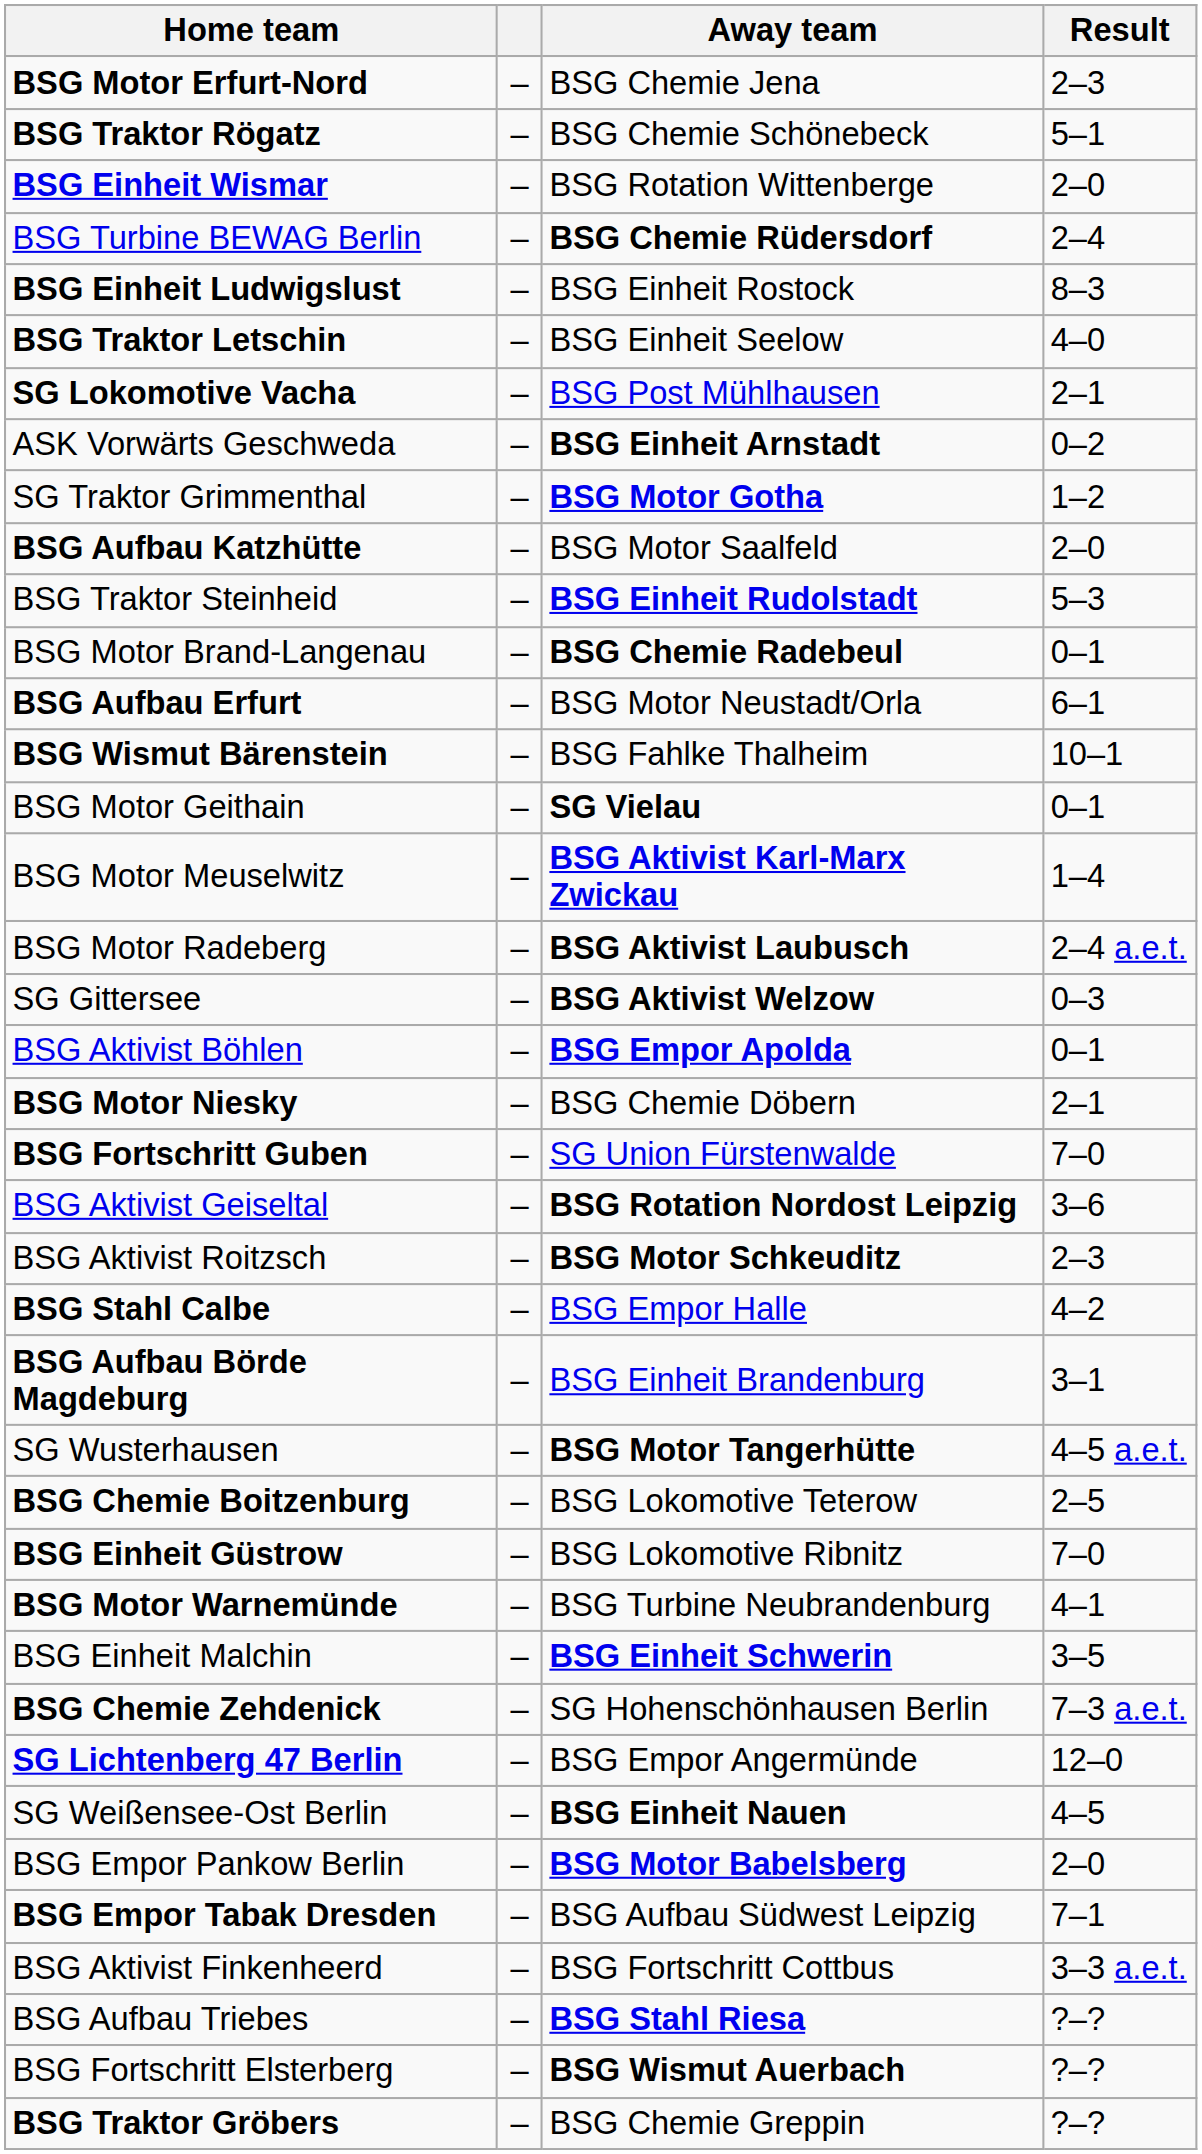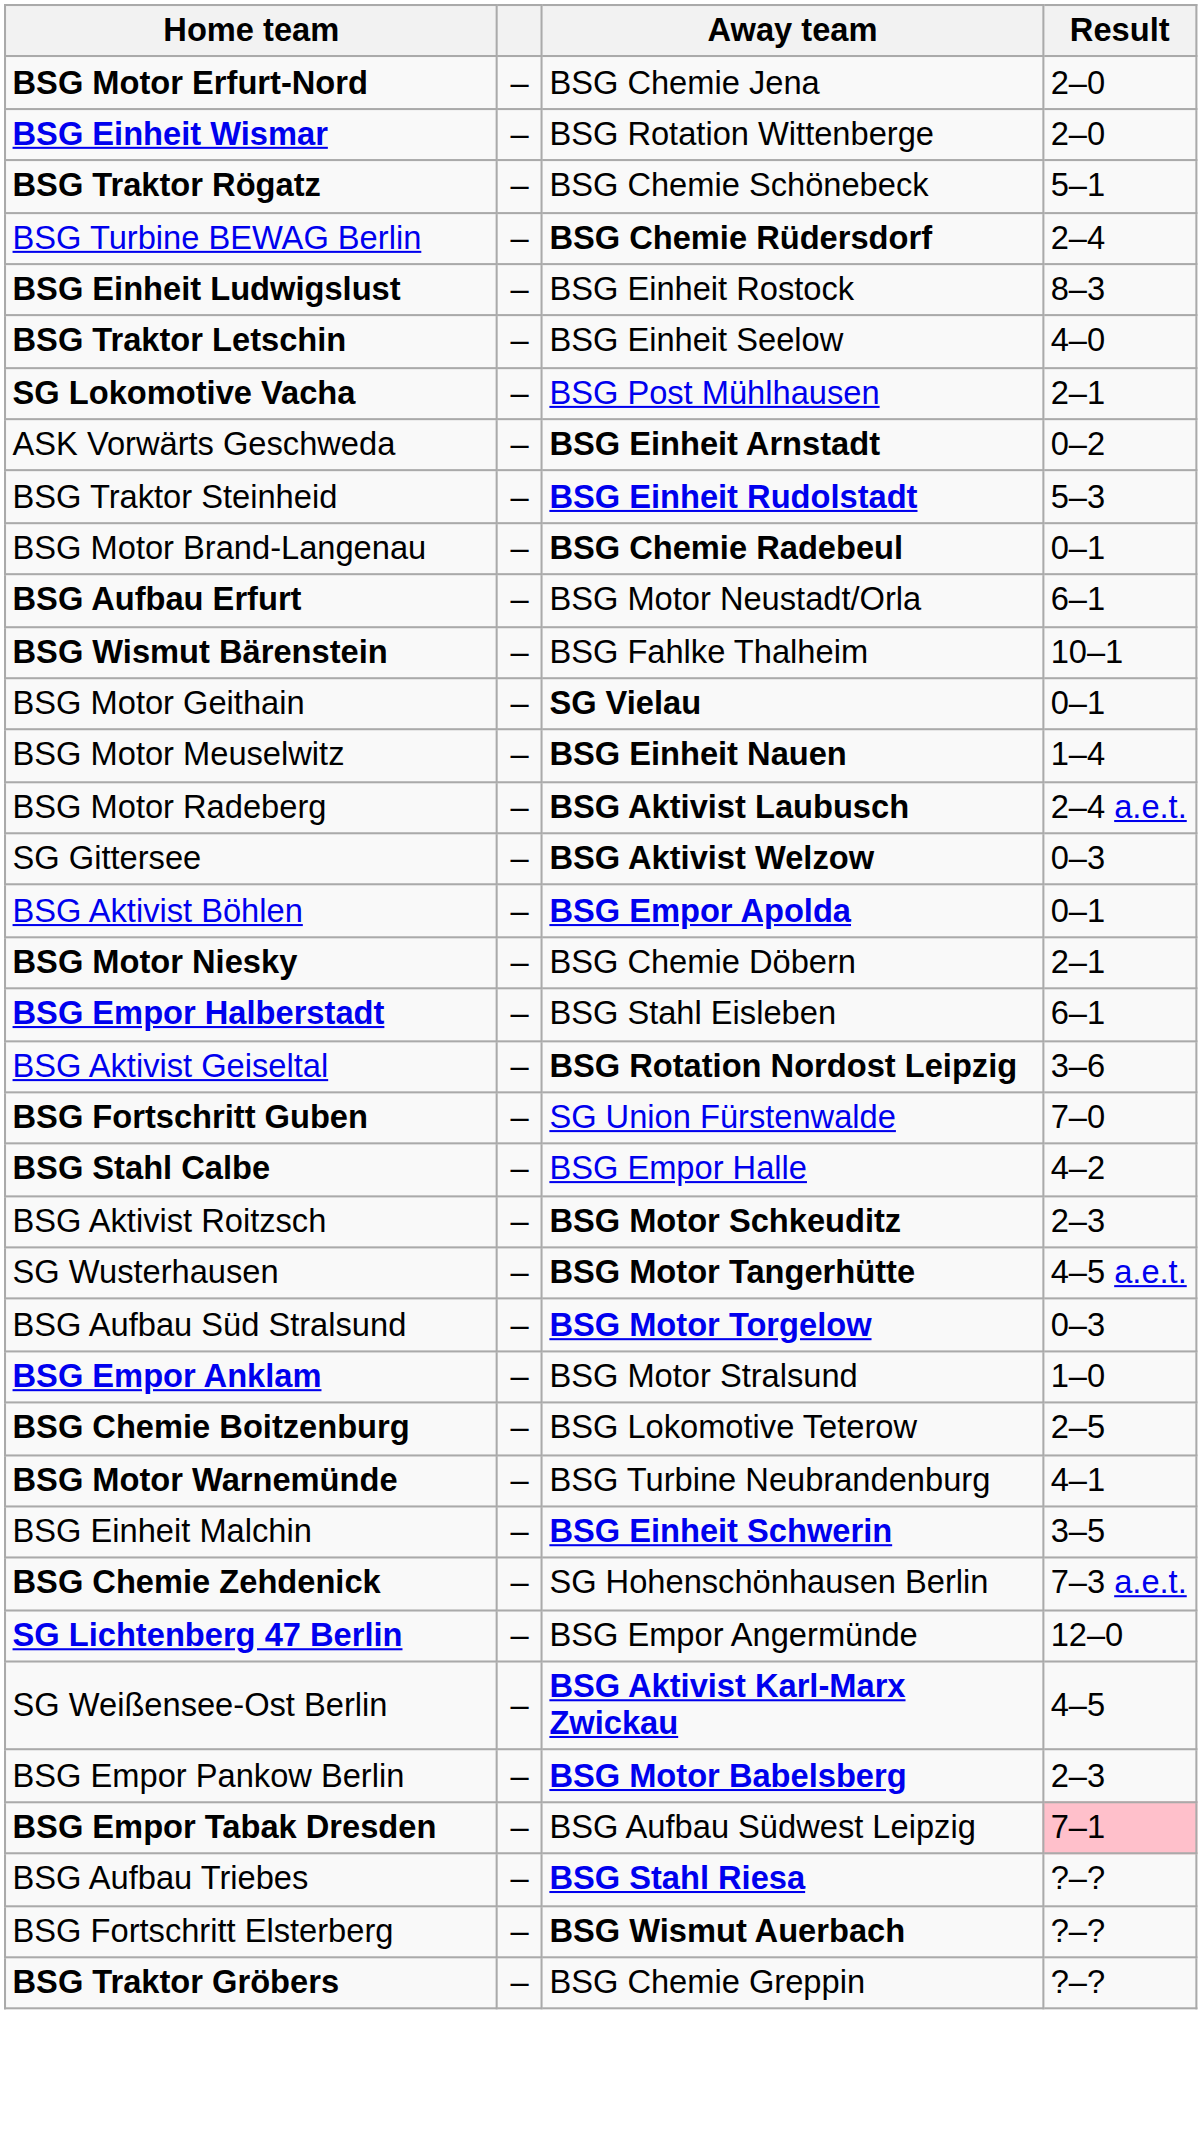(1078, 82) 2–3 -> (1078, 82) 2–0
rows swapped: (167, 133) <-> (170, 185)
- row: (189, 496)
- row: (187, 548)
(727, 876) BSG Aktivist Karl-Marx Zwickau -> (698, 755) BSG Einheit Nauen
+ row: (198, 1013)
rows swapped: (170, 1205) <-> (190, 1154)
rows swapped: (169, 1257) <-> (141, 1309)
- row: (160, 1379)
+ row: (209, 1324)
+ row: (167, 1376)
- row: (178, 1553)
(698, 1812) BSG Einheit Nauen -> (727, 1705) BSG Aktivist Karl-Marx Zwickau
(1078, 1863) 2–0 -> (1078, 1775) 2–3
(1078, 1915) no background -> (1078, 1827) pink background
- row: (198, 1967)
